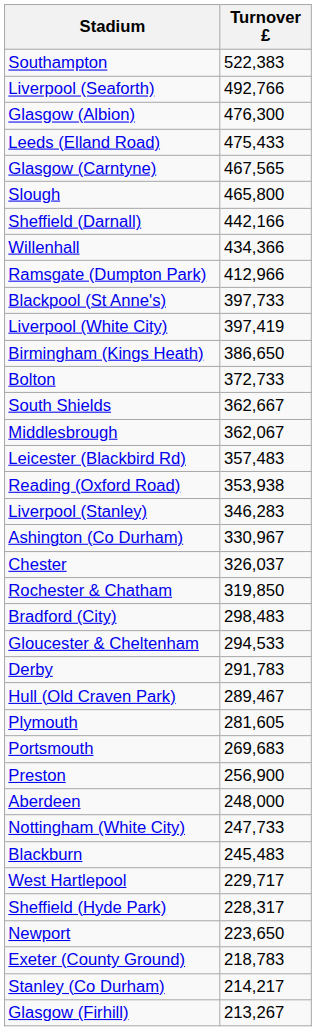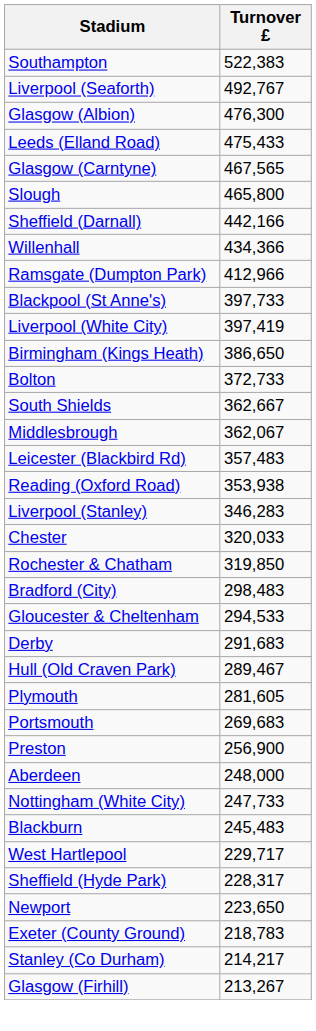(254, 89) 492,766 -> (254, 89) 492,767
- row: (96, 537)
(254, 564) 326,037 -> (254, 537) 320,033
(254, 669) 291,783 -> (254, 643) 291,683
